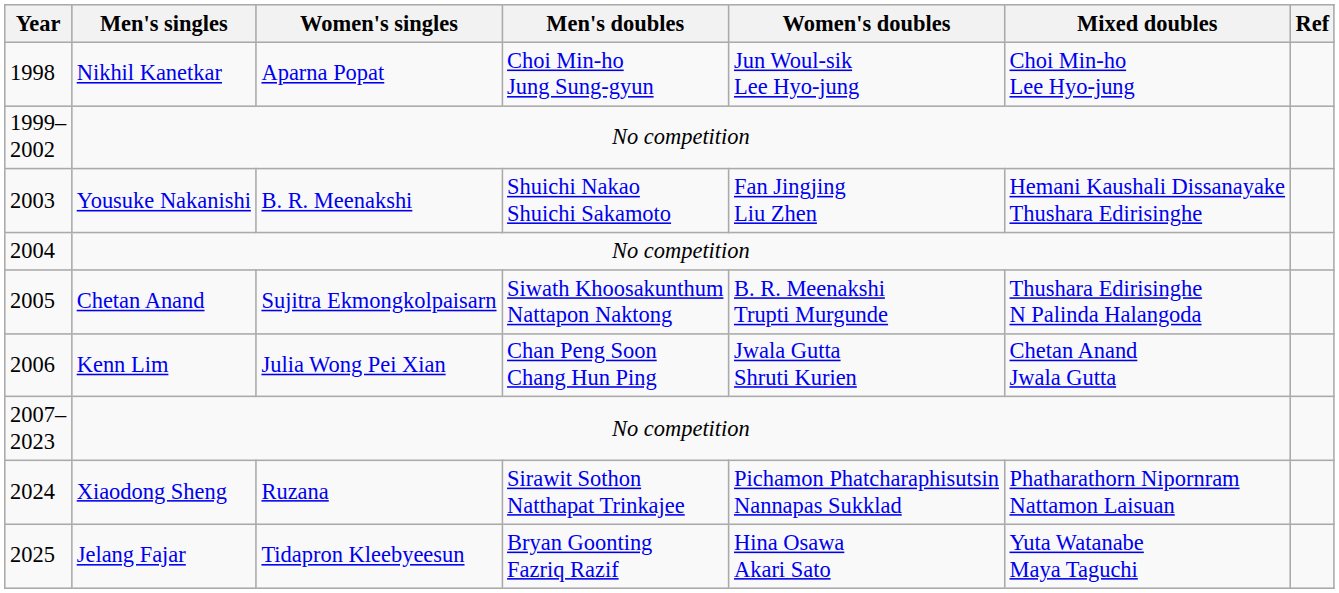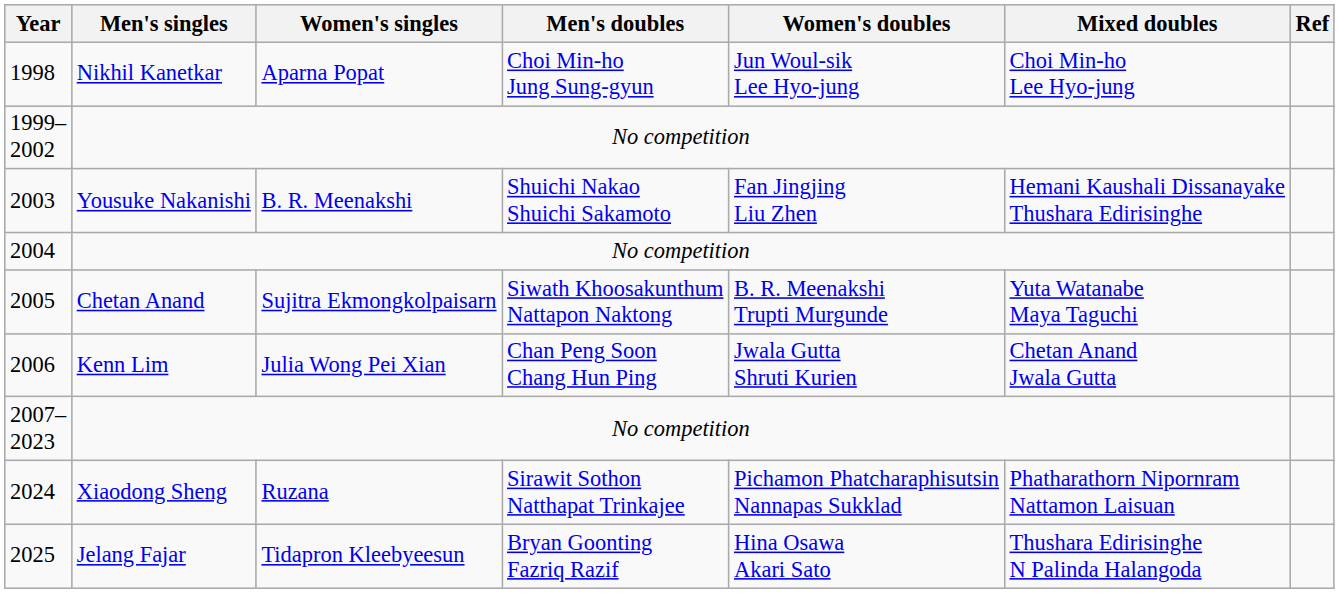(1106, 301) Thushara Edirisinghe N Palinda Halangoda -> (1077, 301) Yuta Watanabe Maya Taguchi
(1077, 555) Yuta Watanabe Maya Taguchi -> (1106, 555) Thushara Edirisinghe N Palinda Halangoda
